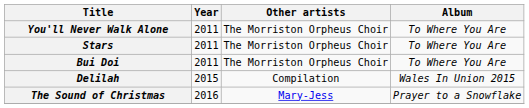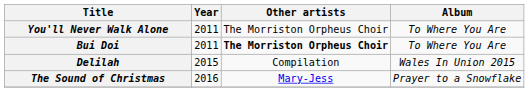- row: (98, 46)
(306, 62) normal -> (306, 46) bold
